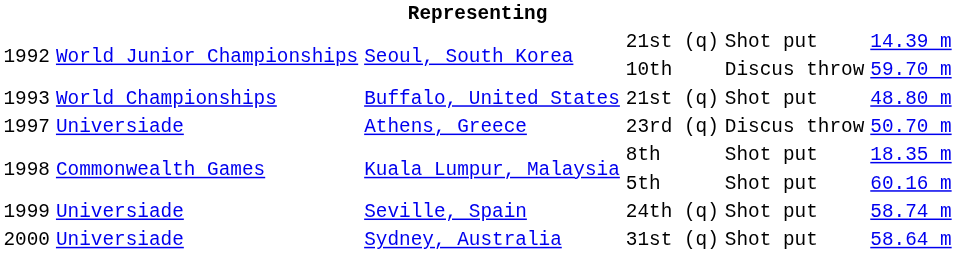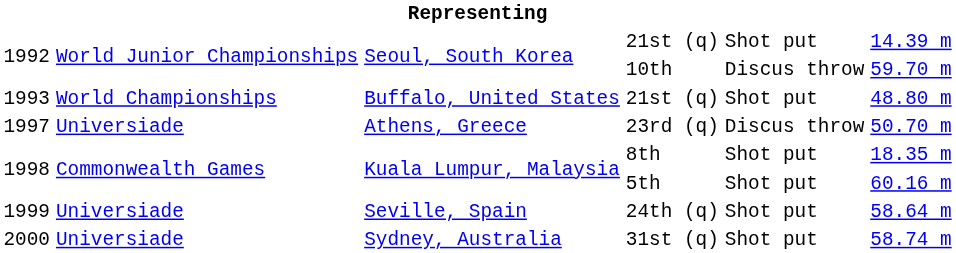(911, 212) 58.74 m -> (911, 212) 58.64 m
(911, 240) 58.64 m -> (911, 240) 58.74 m
